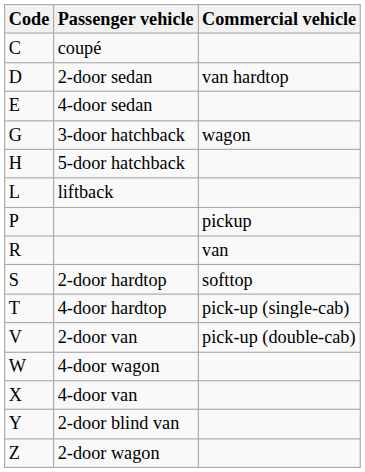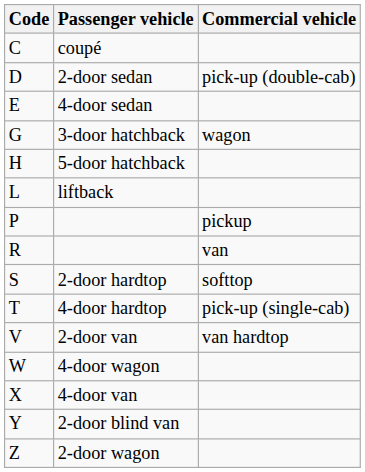(245, 76) van hardtop -> (279, 76) pick-up (double-cab)
(279, 337) pick-up (double-cab) -> (245, 337) van hardtop
